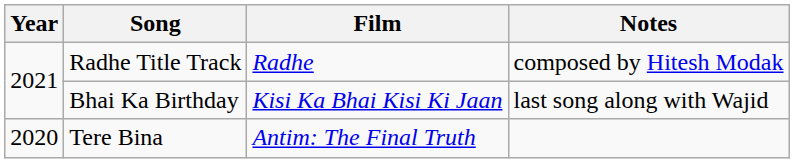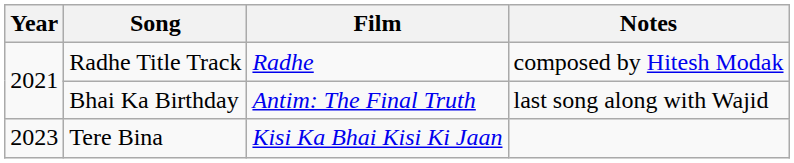(377, 99) Kisi Ka Bhai Kisi Ki Jaan -> (364, 99) Antim: The Final Truth
(34, 137) 2020 -> (34, 137) 2023
(364, 137) Antim: The Final Truth -> (377, 137) Kisi Ka Bhai Kisi Ki Jaan
